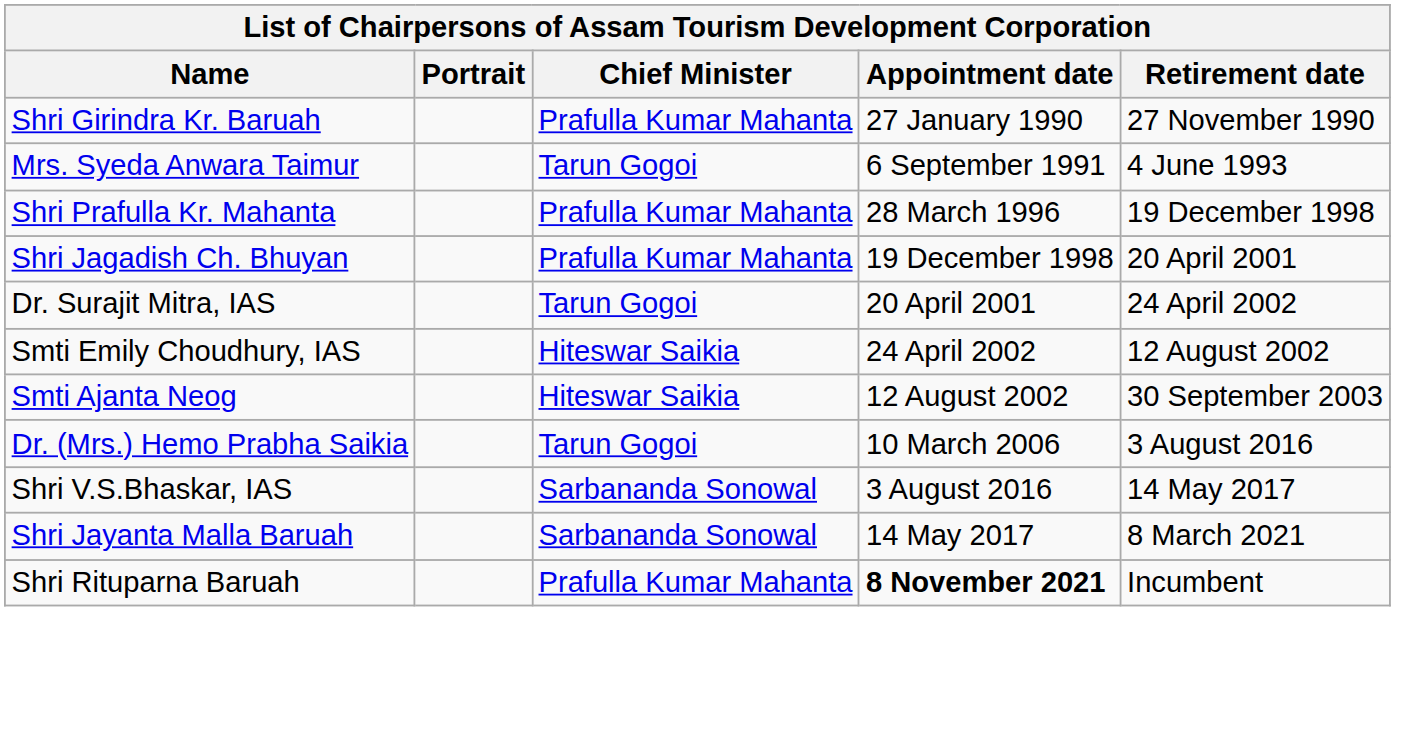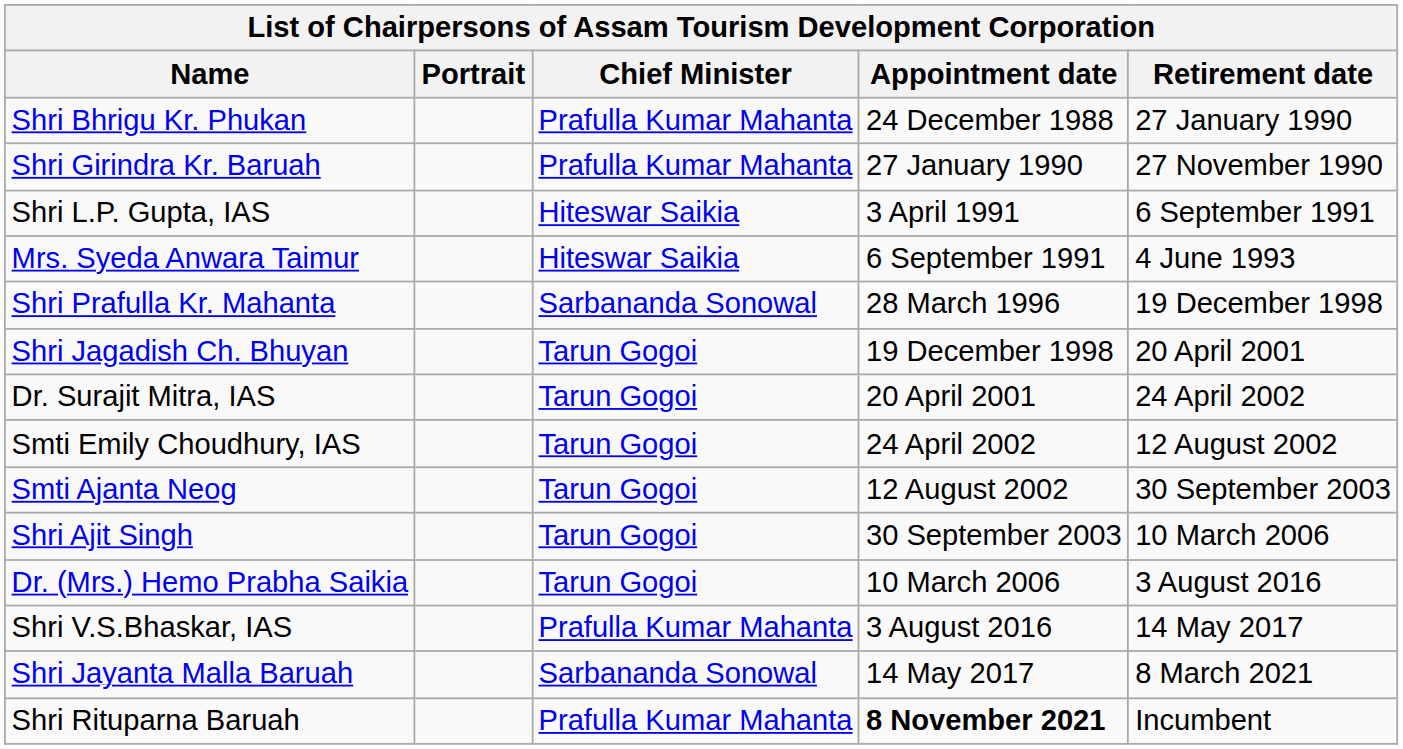+ row: (159, 119)
+ row: (141, 212)
(618, 166) Tarun Gogoi -> (639, 258) Hiteswar Saikia
(696, 212) Prafulla Kumar Mahanta -> (678, 304) Sarbananda Sonowal
(696, 258) Prafulla Kumar Mahanta -> (618, 350) Tarun Gogoi
(639, 350) Hiteswar Saikia -> (618, 443) Tarun Gogoi
(639, 397) Hiteswar Saikia -> (618, 489) Tarun Gogoi
+ row: (102, 535)
(678, 489) Sarbananda Sonowal -> (696, 627) Prafulla Kumar Mahanta
